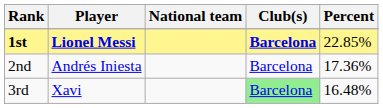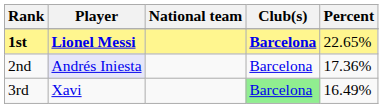(347, 41) 22.85% -> (347, 41) 22.65%
(96, 66) no background -> (96, 66) lavender background
(347, 90) 16.48% -> (347, 90) 16.49%
